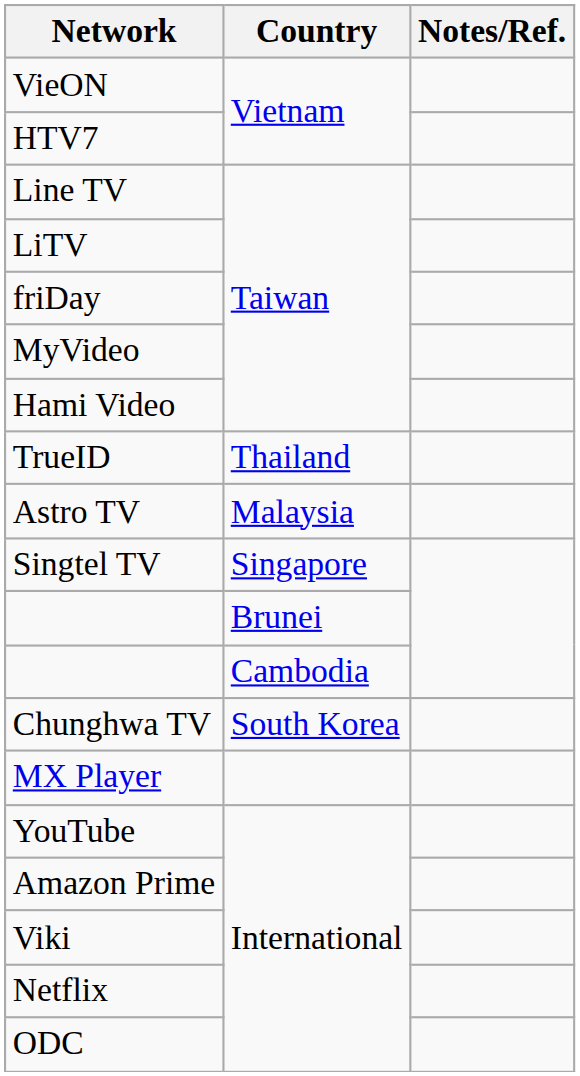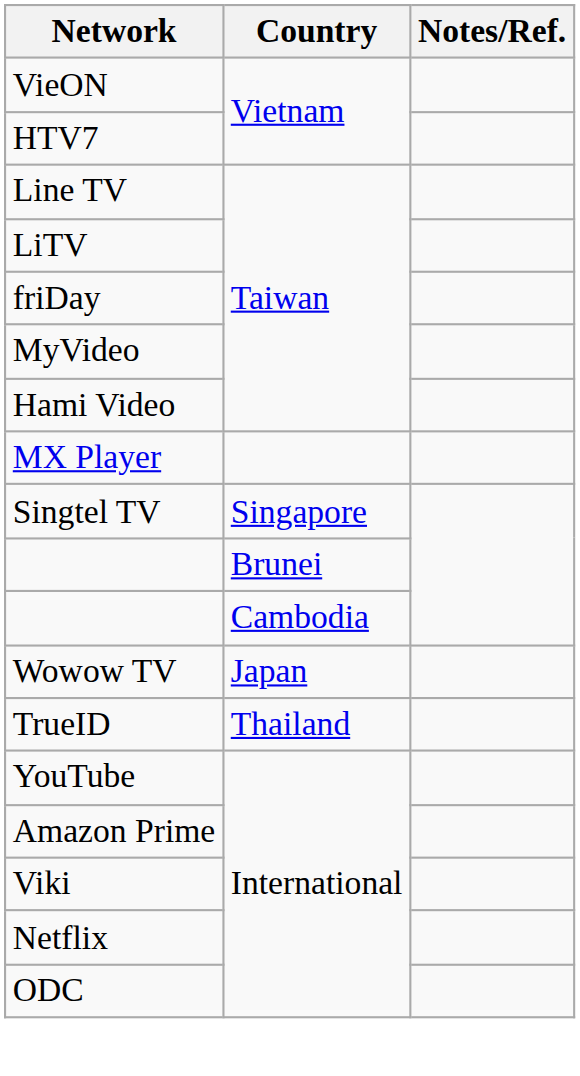rows swapped: (62, 457) <-> (87, 777)
- row: (76, 510)
- row: (112, 723)
+ row: (95, 670)
